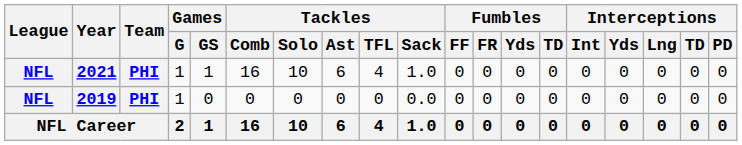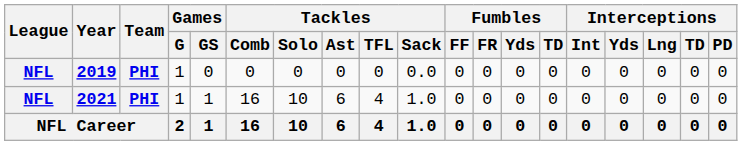rows swapped: (96, 100) <-> (96, 72)
